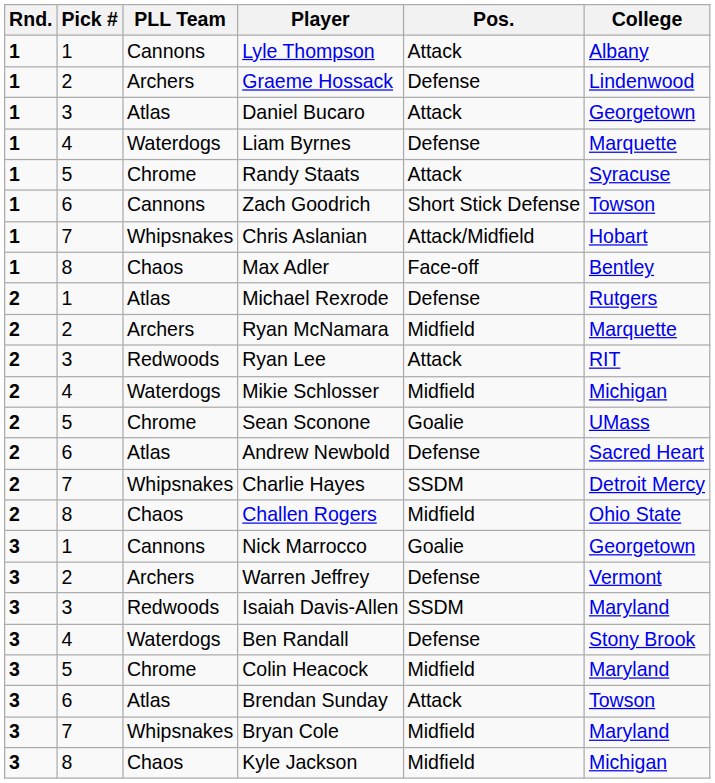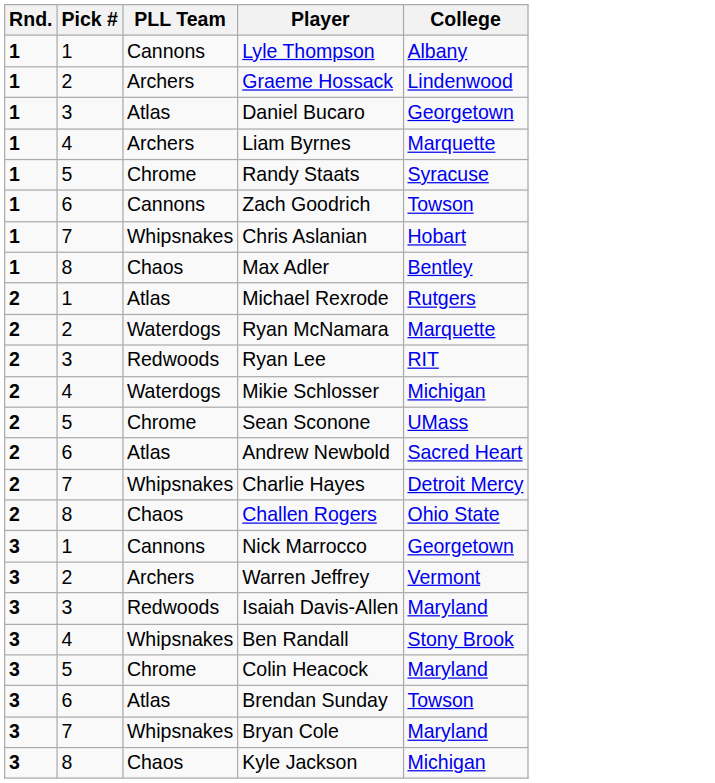- column: (494, 19)
(174, 143) Waterdogs -> (161, 143) Archers
(161, 329) Archers -> (174, 329) Waterdogs
(174, 639) Waterdogs -> (180, 639) Whipsnakes
